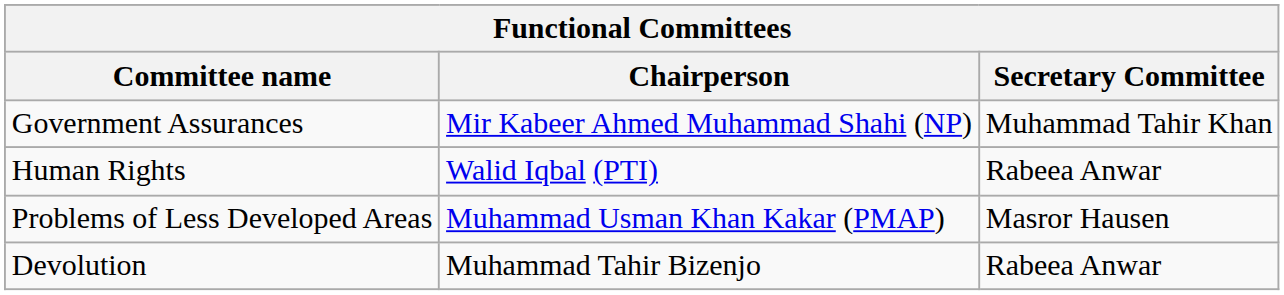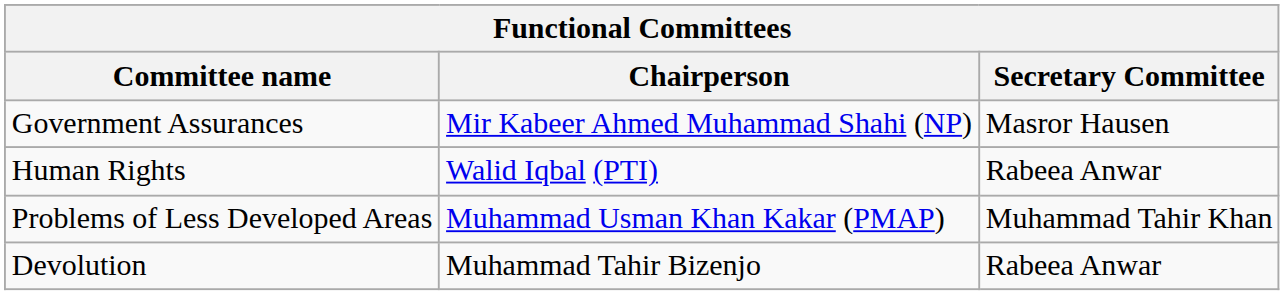(1129, 123) Muhammad Tahir Khan -> (1078, 123) Masror Hausen
(1078, 218) Masror Hausen -> (1129, 218) Muhammad Tahir Khan
